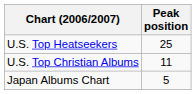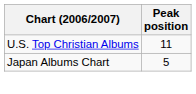- row: (62, 44)
